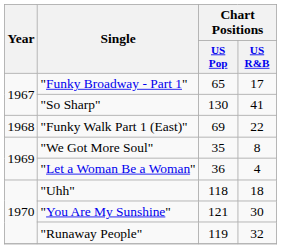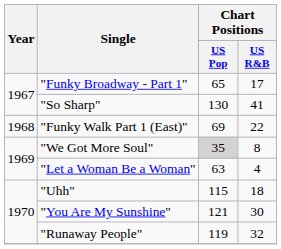(218, 147) no background -> (218, 147) lightgrey background
(218, 169) 36 -> (218, 169) 63
(218, 190) 118 -> (218, 190) 115
